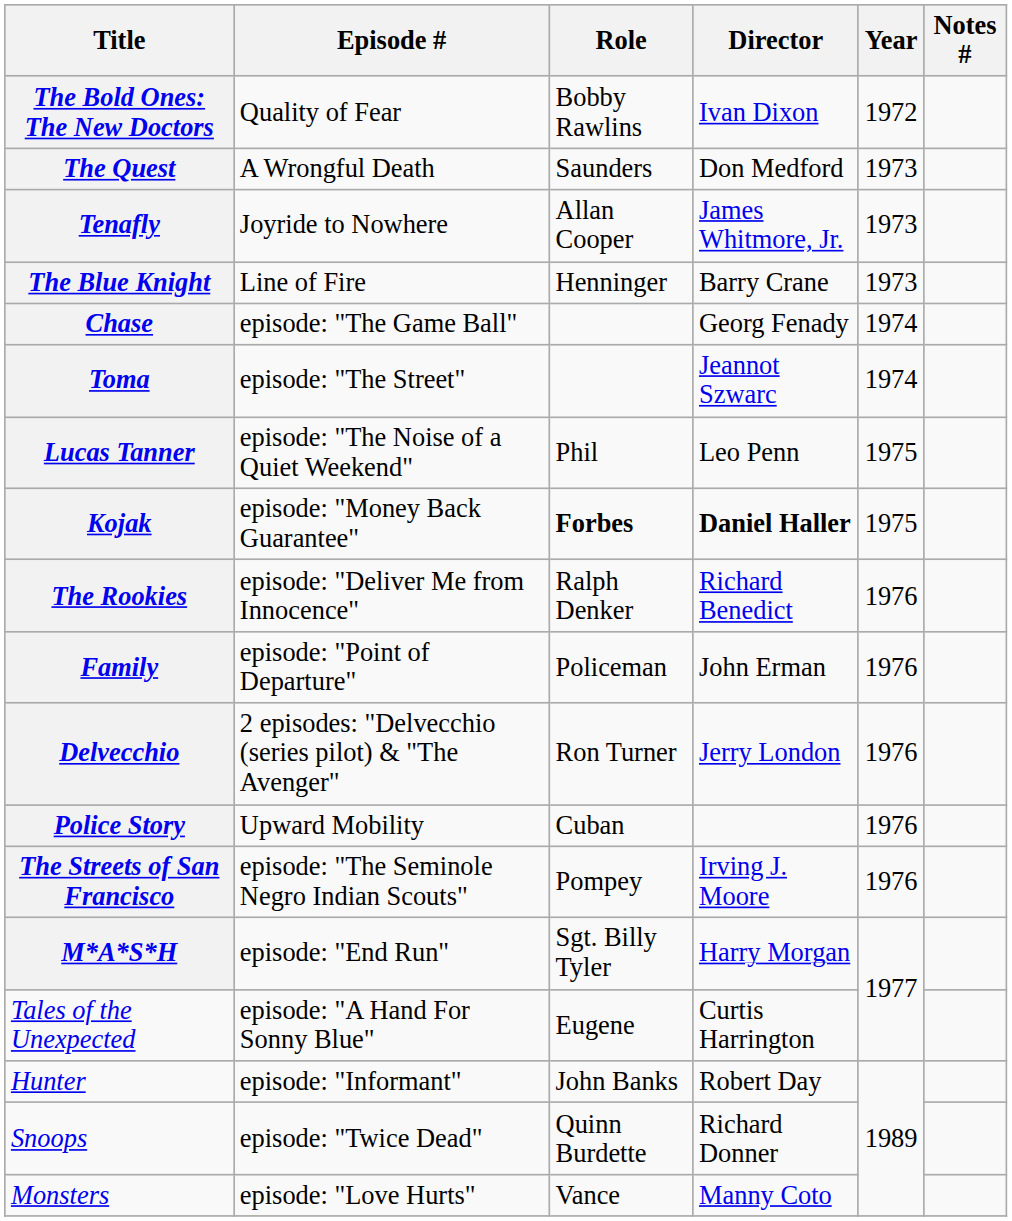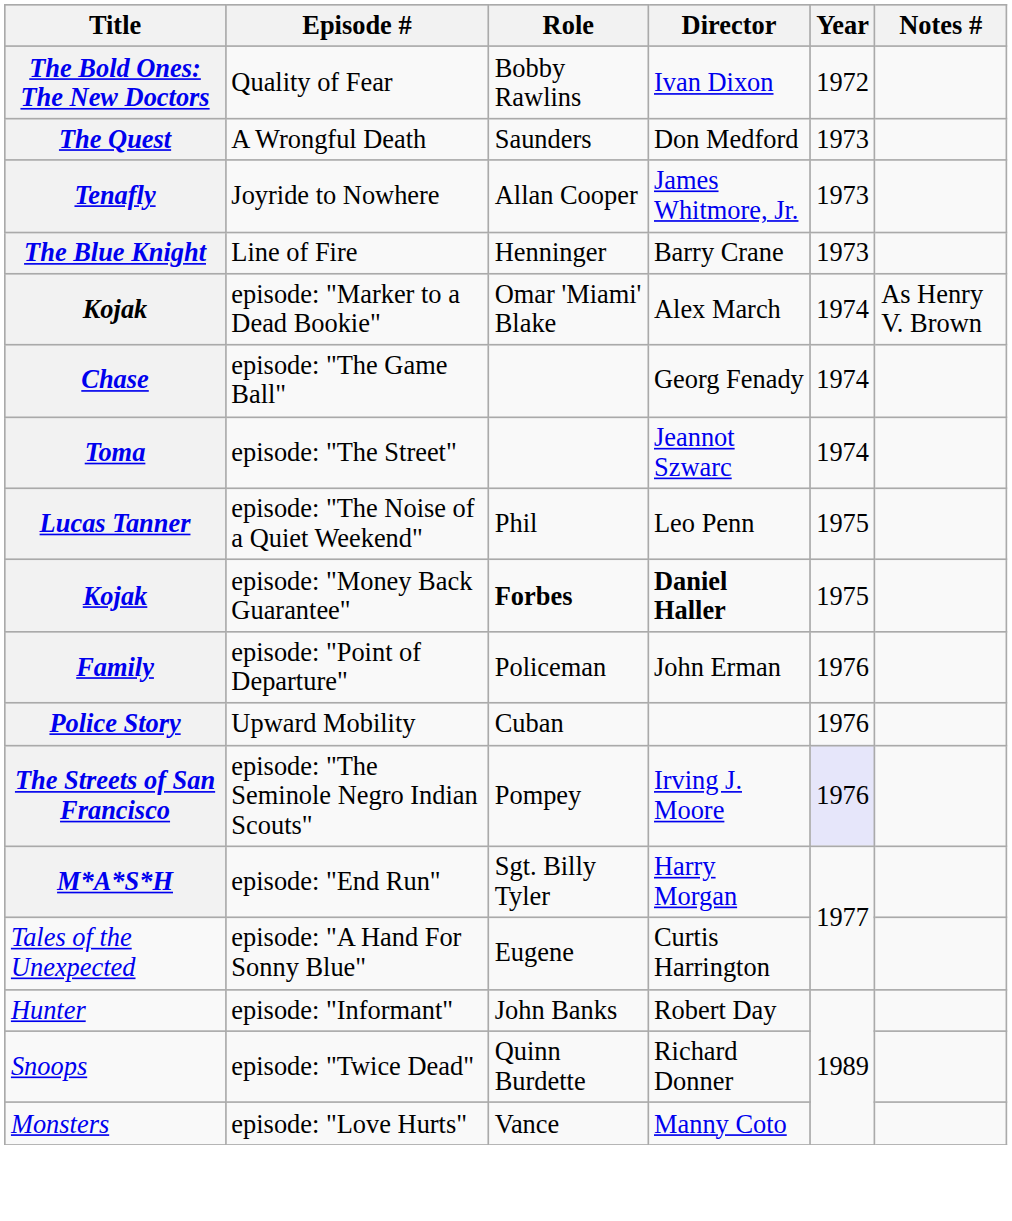+ row: (346, 309)
- row: (382, 595)
- row: (368, 753)
(891, 881) no background -> (843, 795) lavender background
